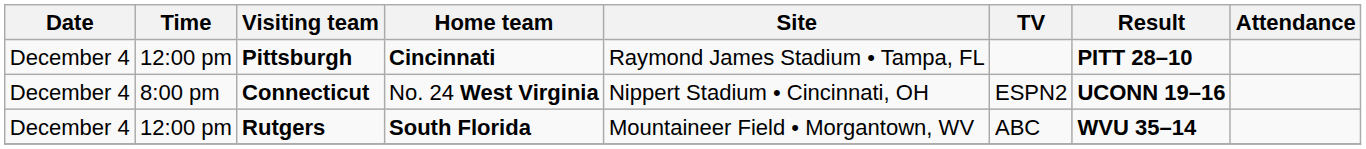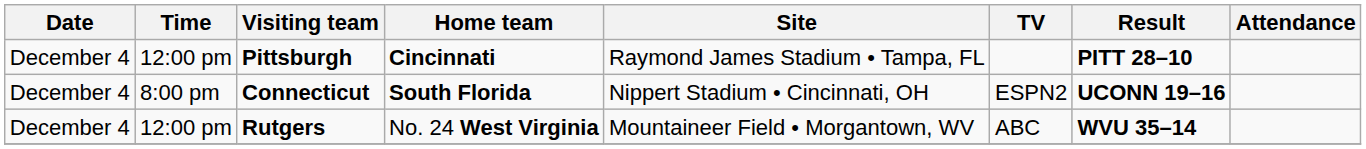(494, 92) No. 24 West Virginia -> (460, 92) South Florida
(460, 127) South Florida -> (494, 127) No. 24 West Virginia
